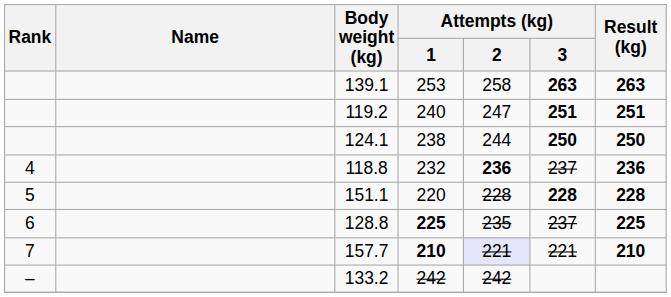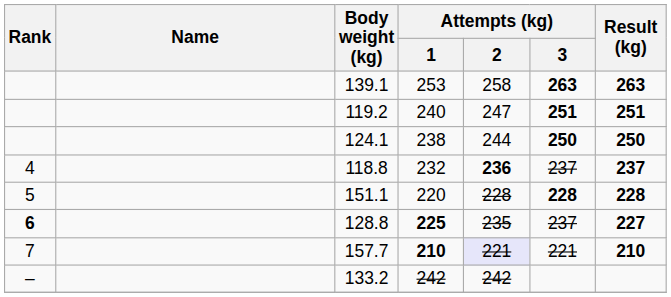(631, 168) 236 -> (631, 168) 237
(30, 223) normal -> (30, 223) bold
(631, 223) 225 -> (631, 223) 227
